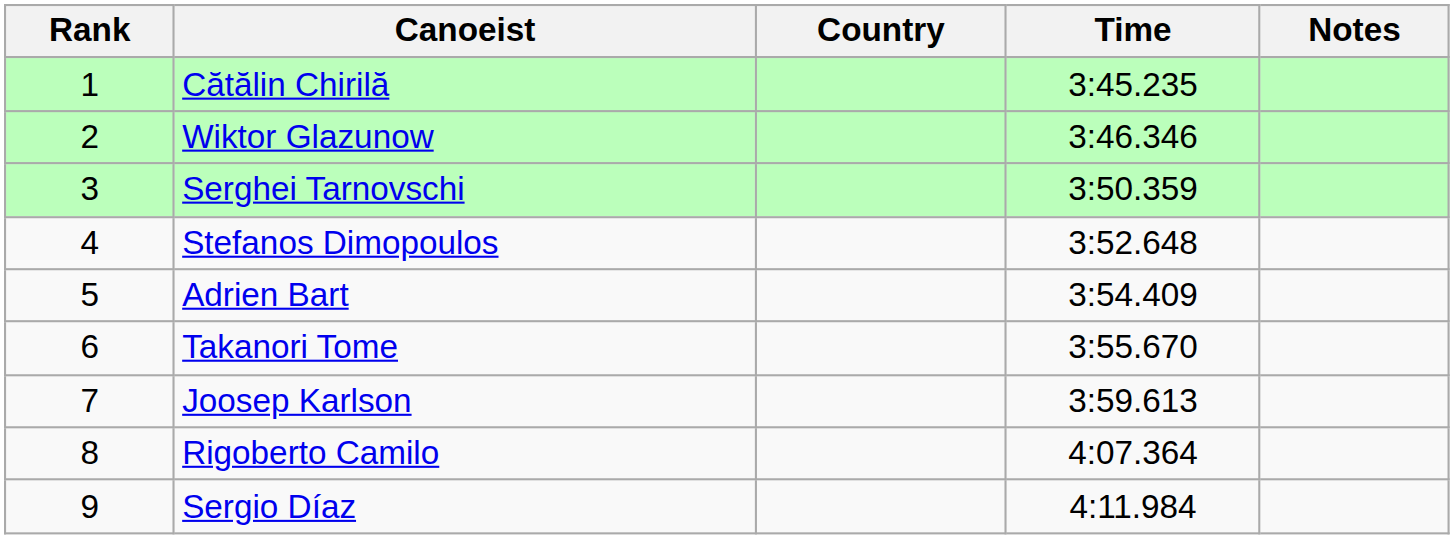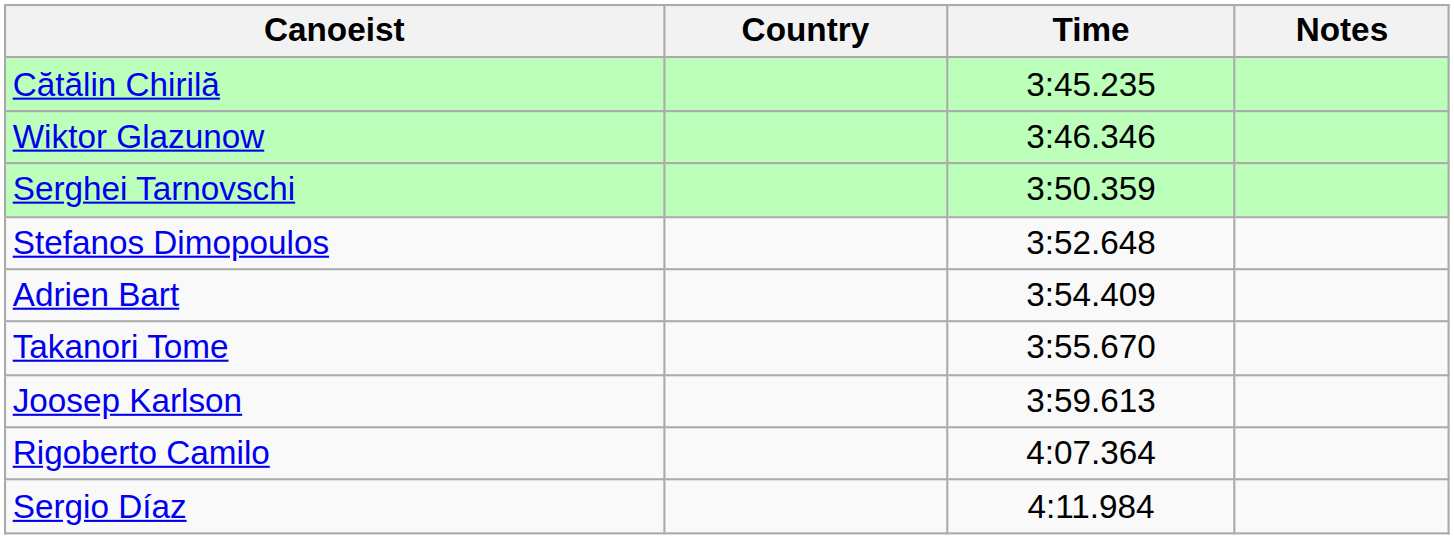- column: (90, 30)
